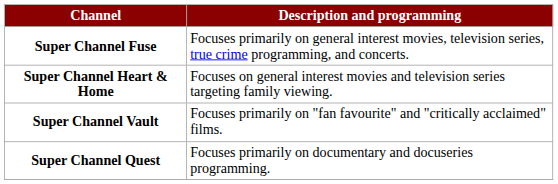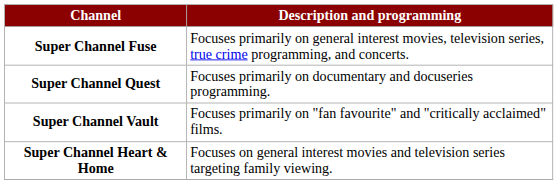rows swapped: (96, 84) <-> (96, 160)
